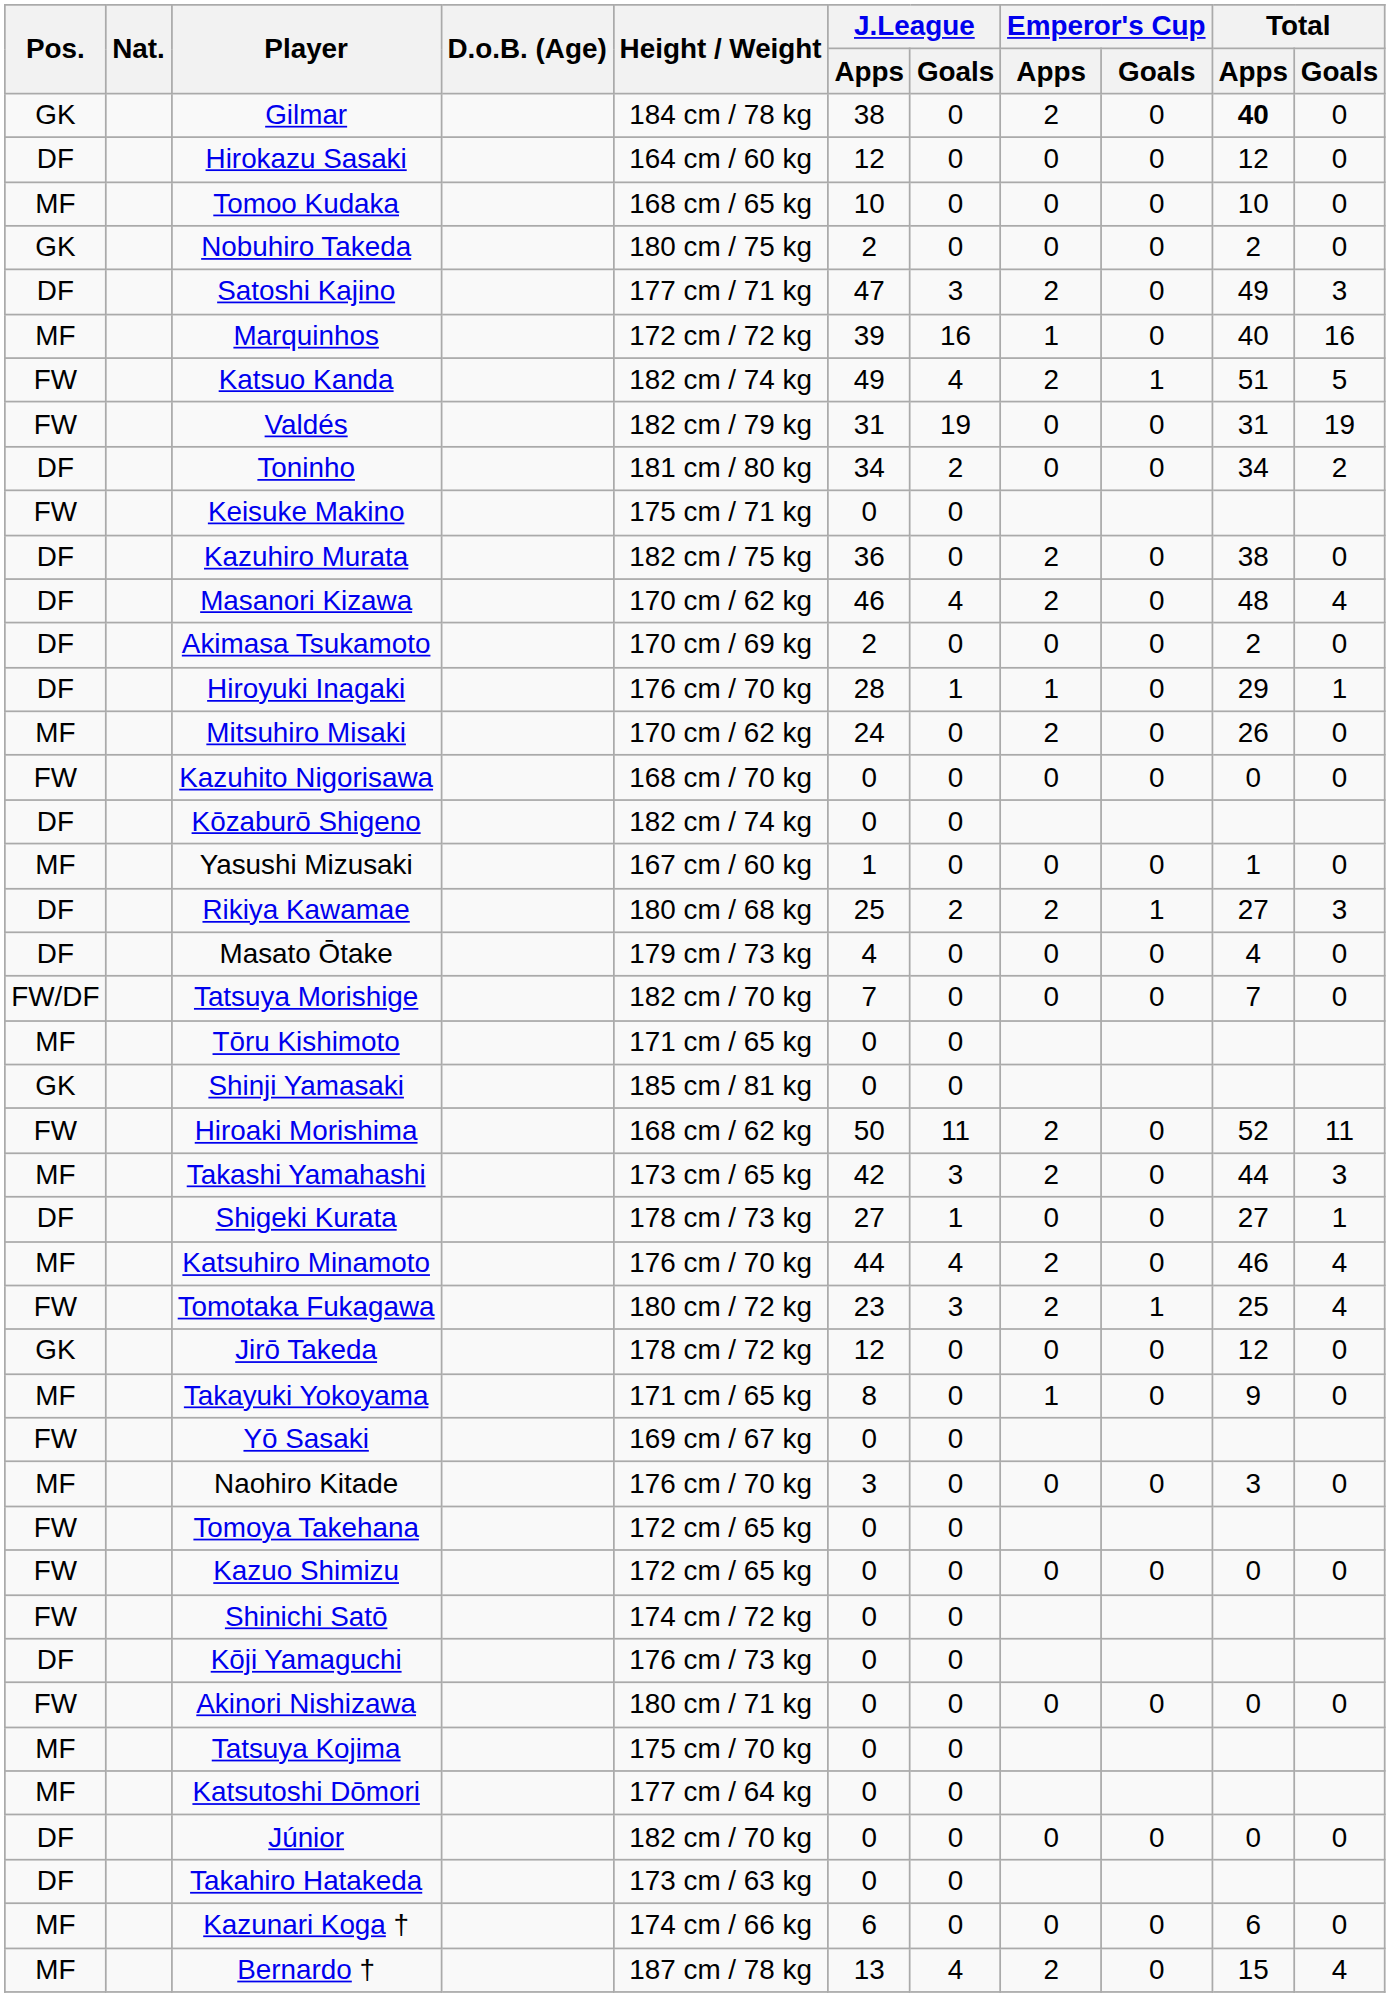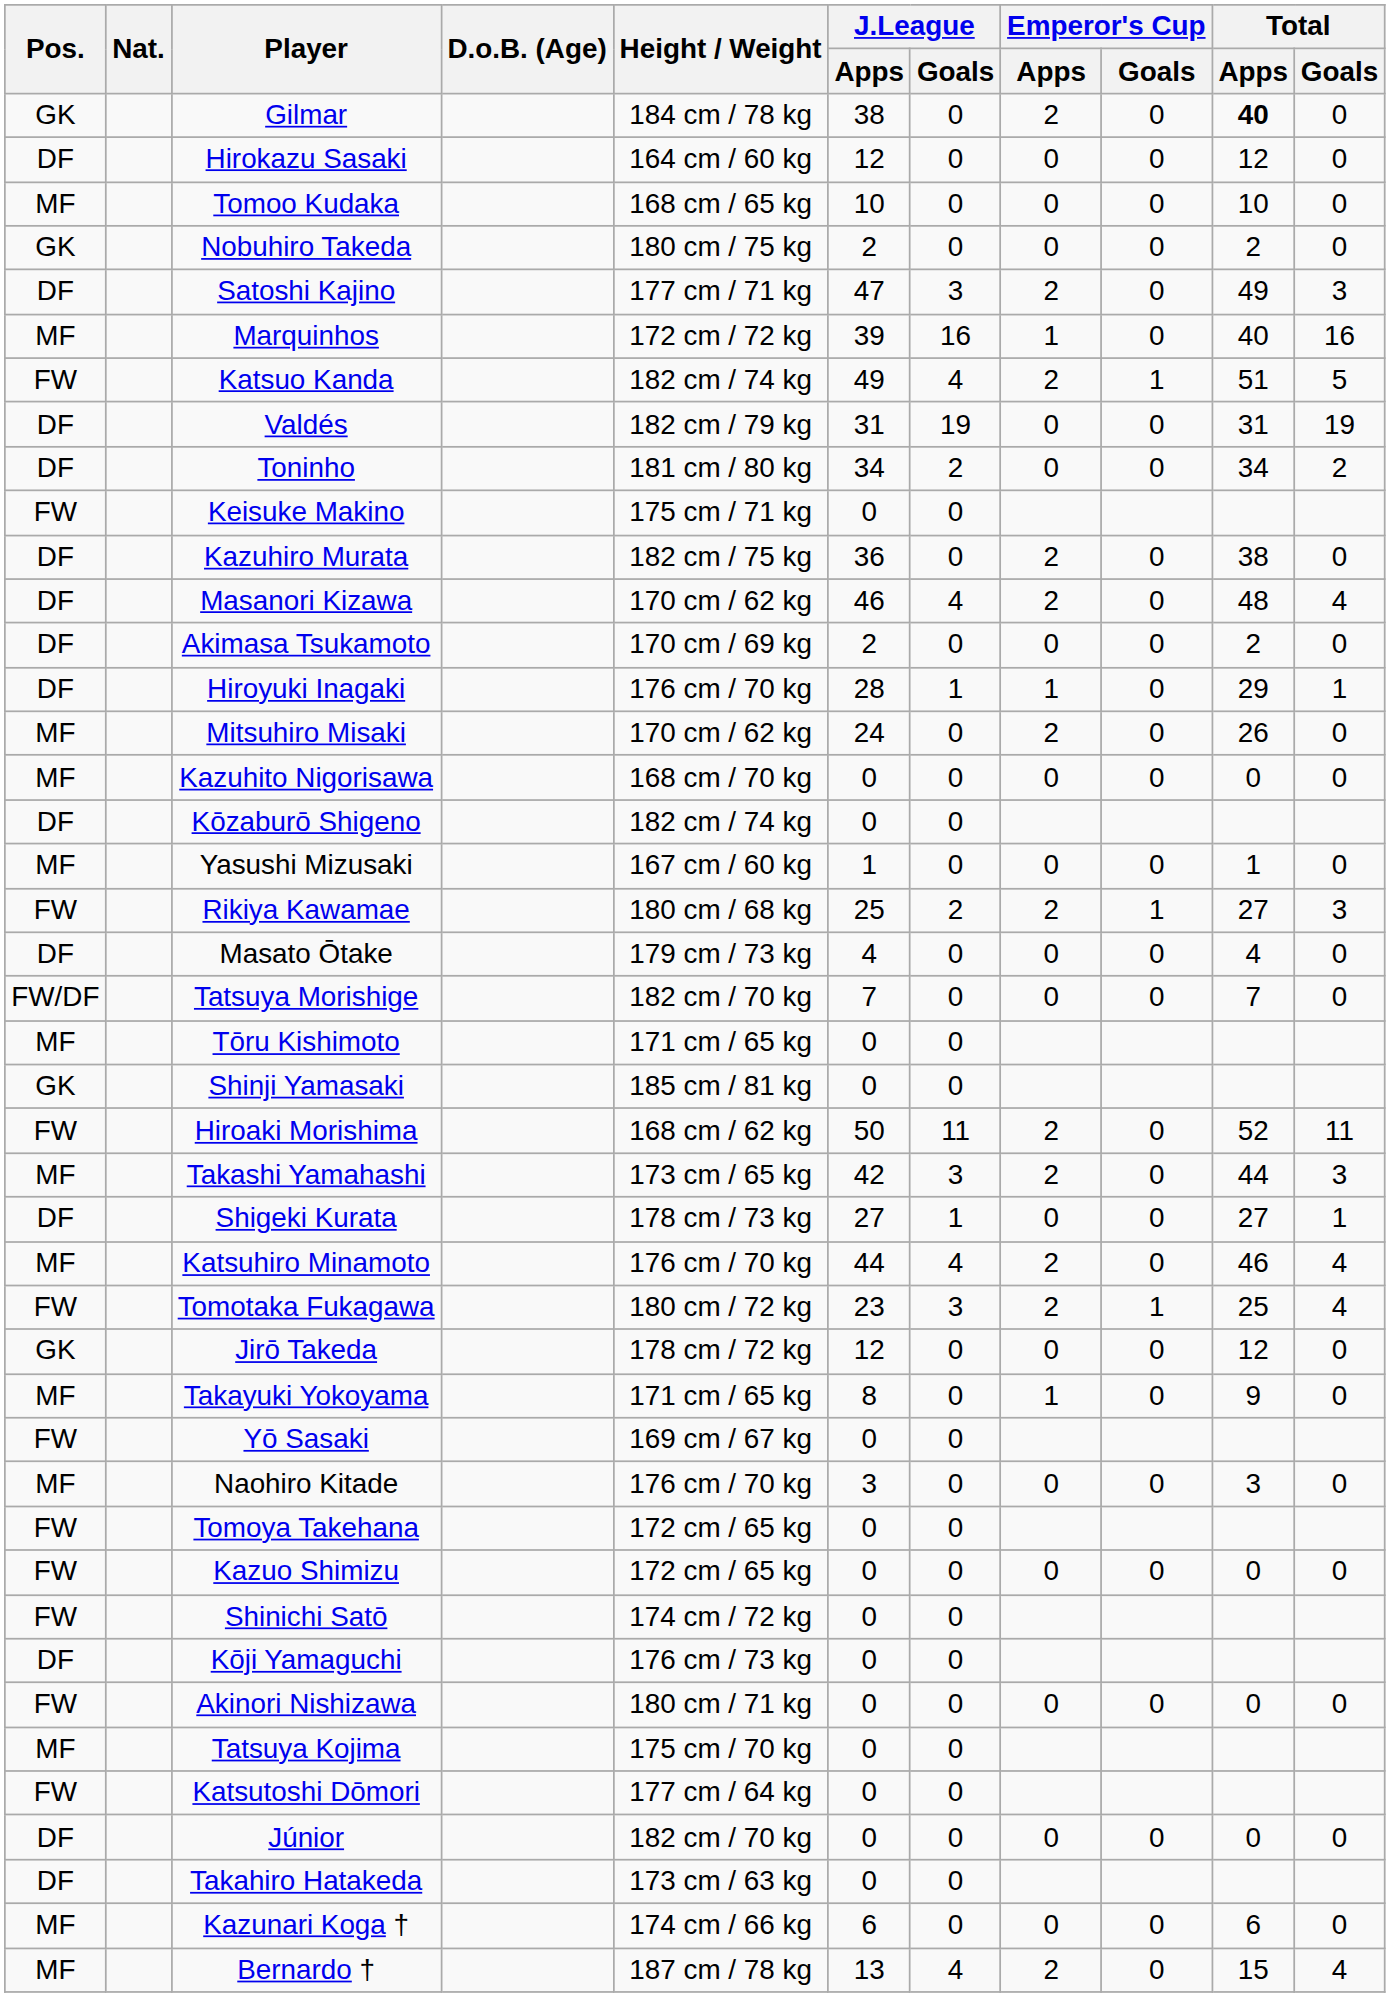(55, 423) FW -> (55, 423) DF
(55, 777) FW -> (55, 777) MF
(55, 909) DF -> (55, 909) FW
(55, 1792) MF -> (55, 1792) FW
